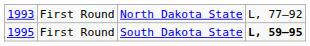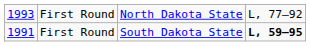(21, 32) 1995 -> (21, 32) 1991
